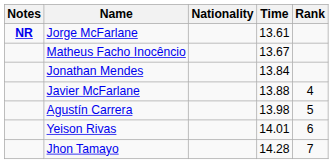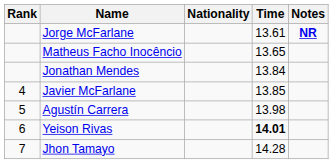columns swapped: (310, 14) <-> (24, 14)
(274, 52) 13.67 -> (270, 52) 13.65
(274, 91) 13.88 -> (270, 91) 13.85
(274, 129) normal -> (270, 129) bold
